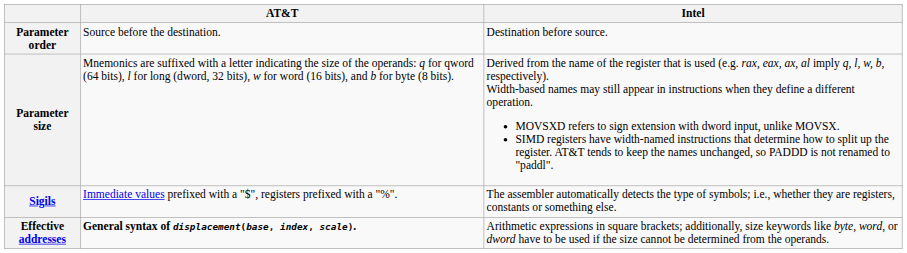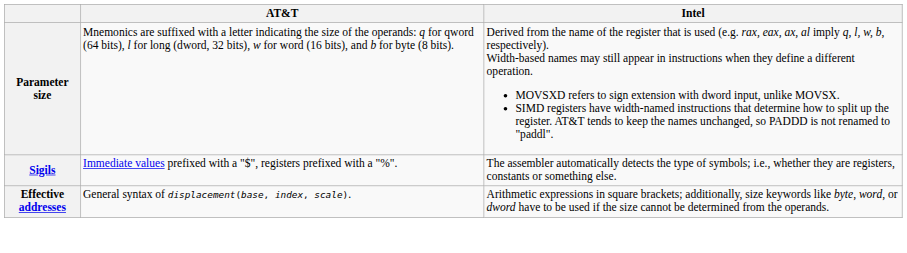- row: (42, 38)
(220, 226) bold -> (217, 195) normal
